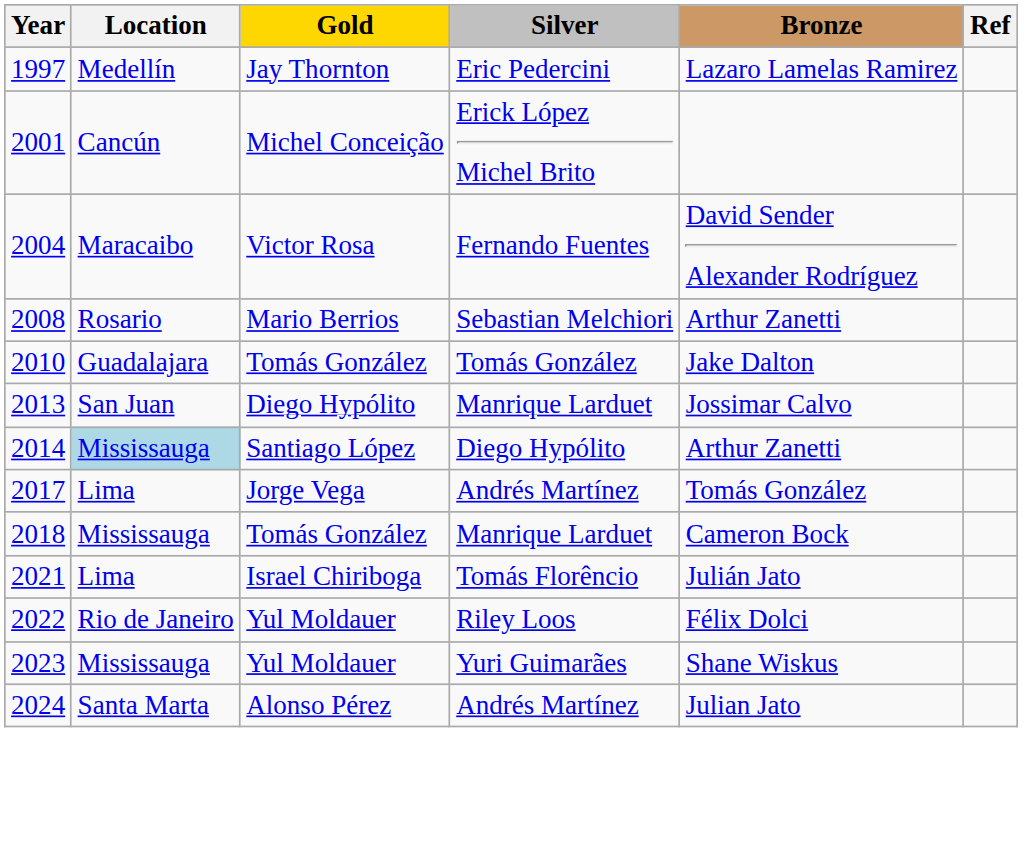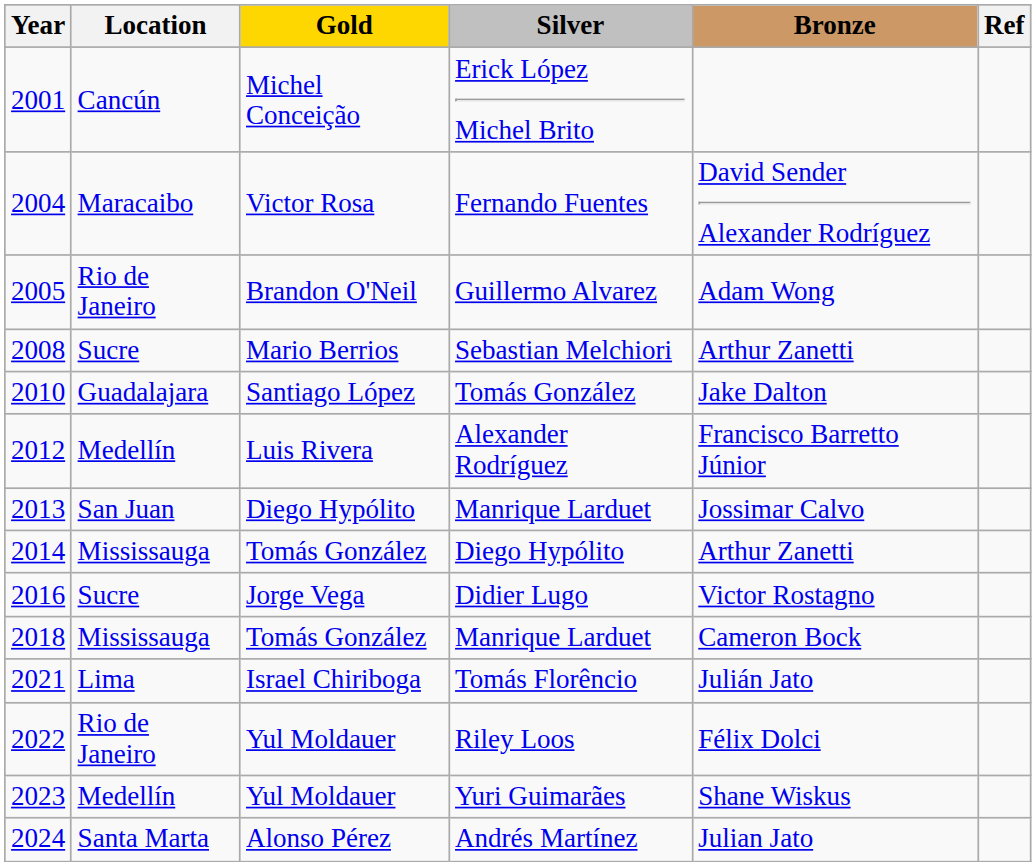- row: (38, 68)
+ row: (38, 291)
(120, 319) Rosario -> (108, 349) Sucre
(337, 362) Tomás González -> (330, 392) Santiago López
+ row: (38, 450)
(144, 447) lightblue background -> (144, 551) no background
(331, 447) Santiago López -> (336, 551) Tomás González
+ row: (38, 594)
- row: (38, 490)
(144, 662) Mississauga -> (126, 796) Medellín
